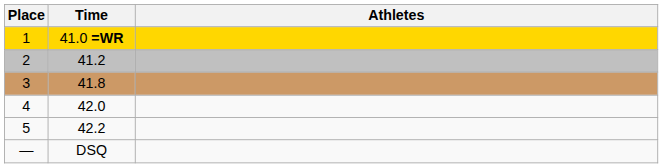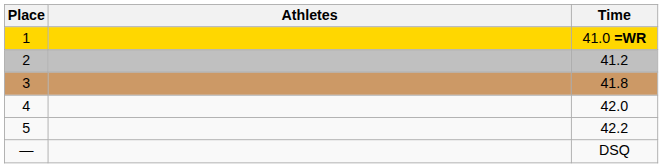columns swapped: (396, 15) <-> (92, 15)
